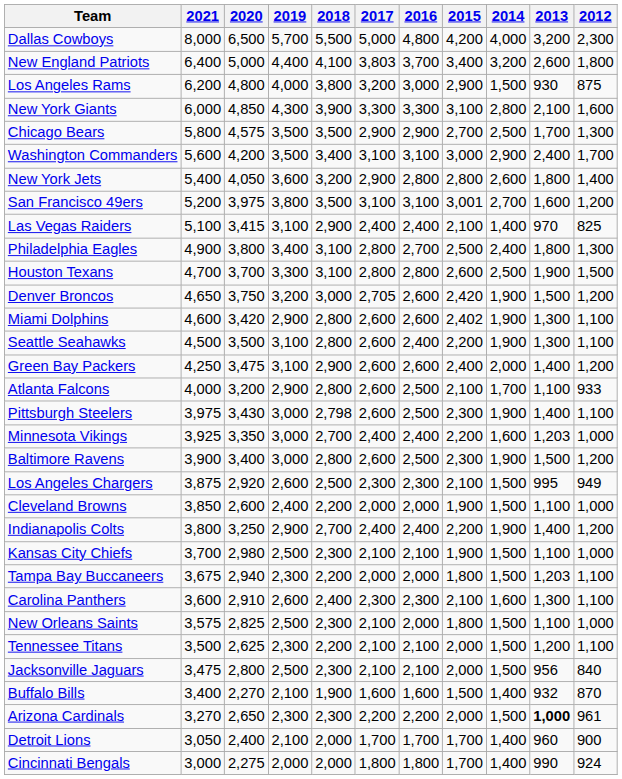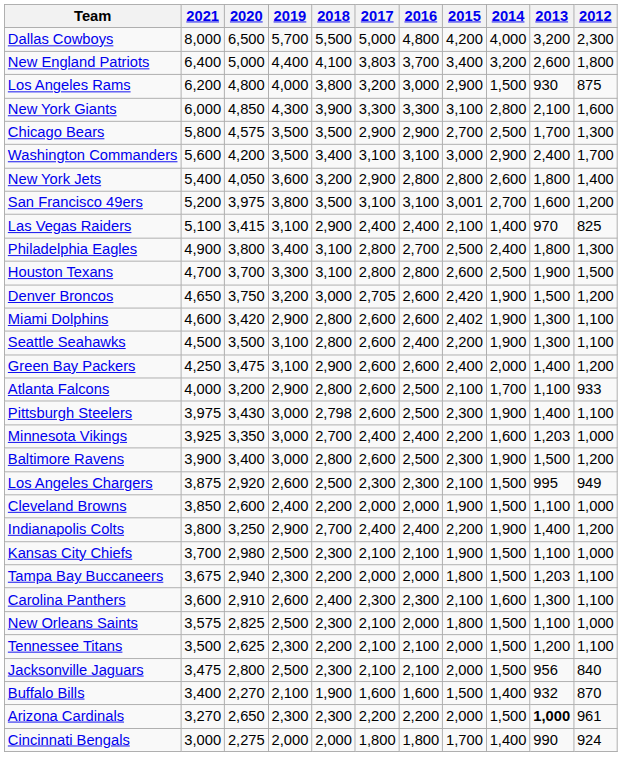- row: (49, 739)
